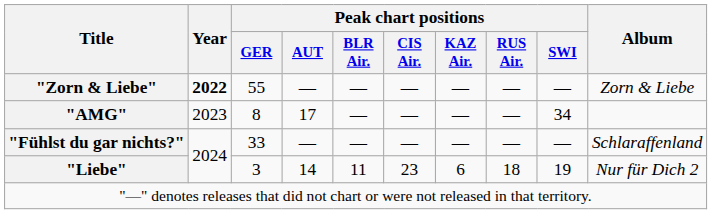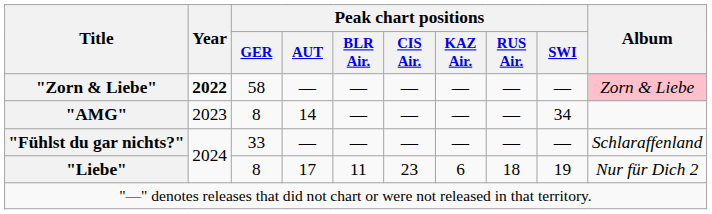(256, 87) 55 -> (256, 87) 58
(647, 87) no background -> (647, 87) pink background
(307, 114) 17 -> (307, 114) 14
(256, 169) 3 -> (256, 169) 8
(307, 169) 14 -> (307, 169) 17
